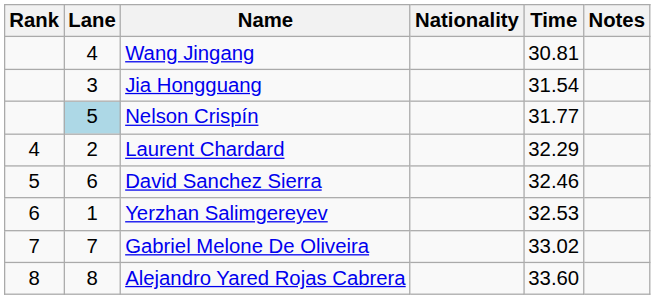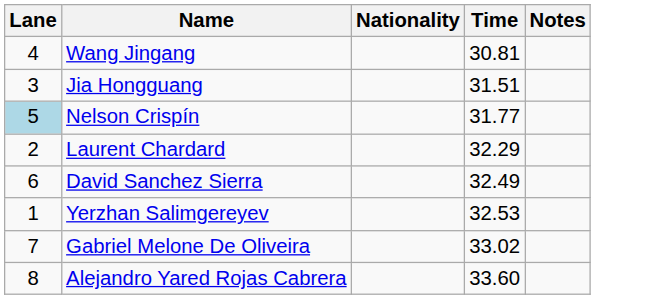- column: (34, 20)
(554, 85) 31.54 -> (495, 85) 31.51
(554, 181) 32.46 -> (495, 181) 32.49
